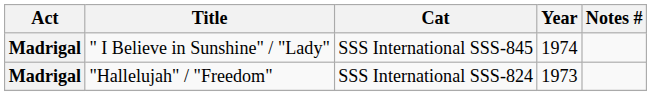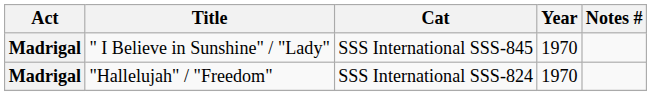(559, 47) 1974 -> (559, 47) 1970
(559, 76) 1973 -> (559, 76) 1970
